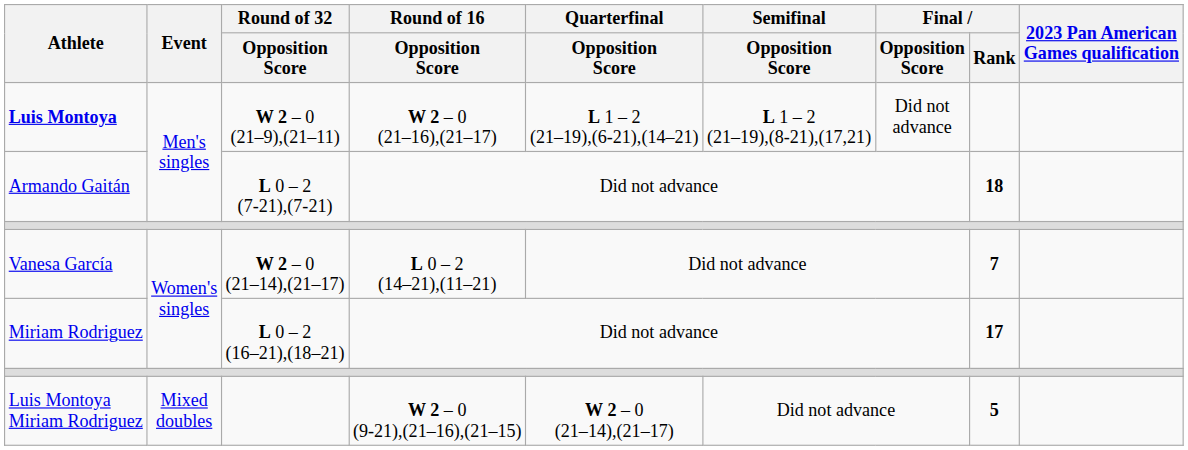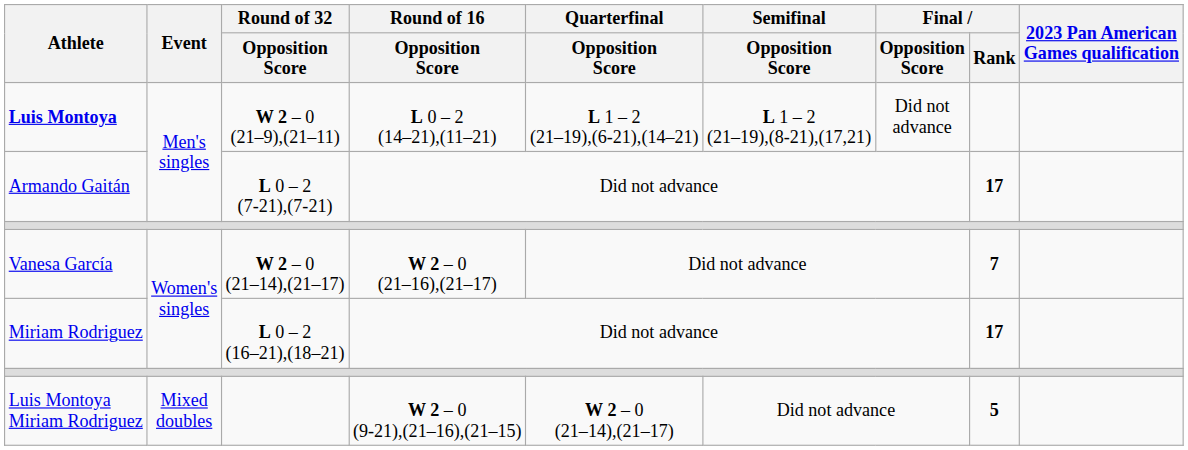(437, 127) W 2 – 0 (21–16),(21–17) -> (437, 127) L 0 – 2 (14–21),(11–21)
(994, 186) 18 -> (994, 186) 17
(437, 274) L 0 – 2 (14–21),(11–21) -> (437, 274) W 2 – 0 (21–16),(21–17)
